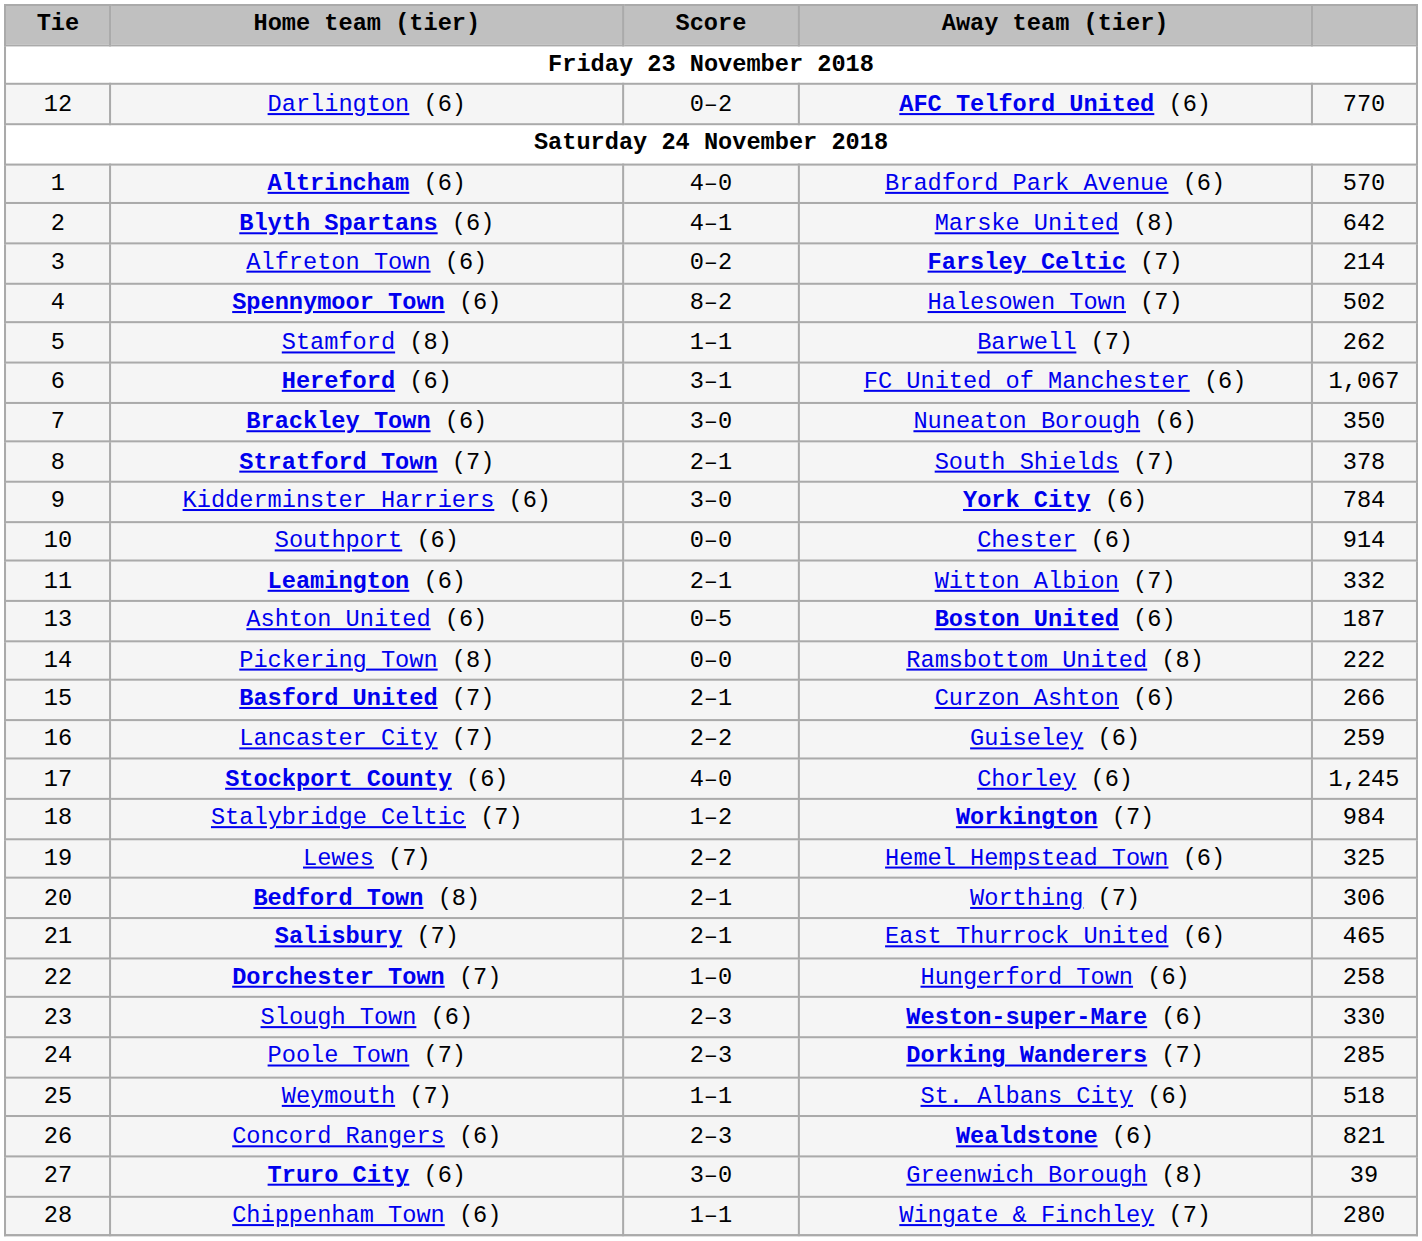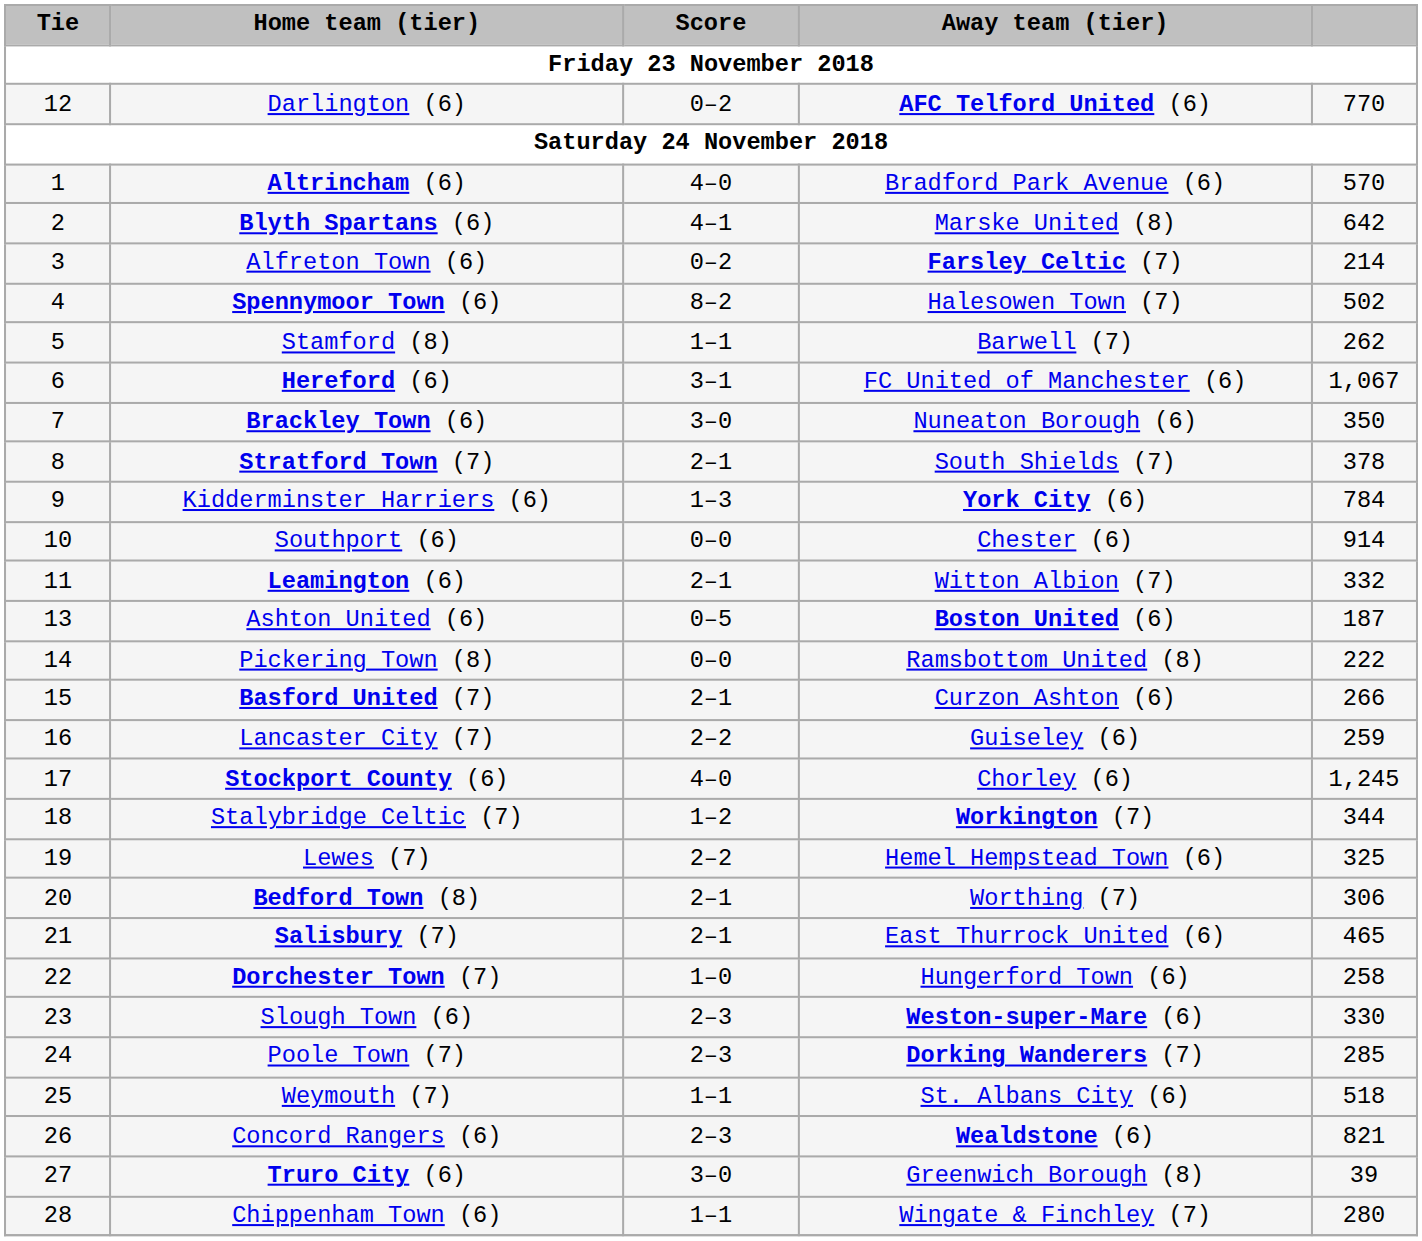(711, 501) 3–0 -> (711, 501) 1–3
(1364, 819) 984 -> (1364, 819) 344
